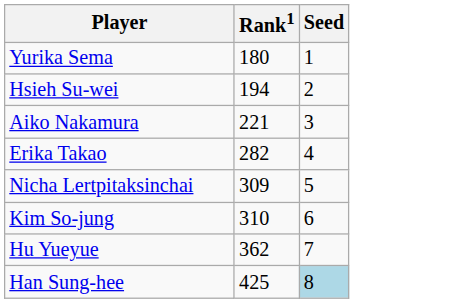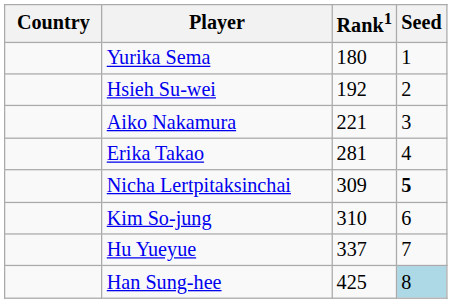+ column: (53, 23)
(254, 89) 194 -> (352, 89) 192
(254, 153) 282 -> (352, 153) 281
(309, 185) normal -> (406, 185) bold
(254, 249) 362 -> (352, 249) 337
